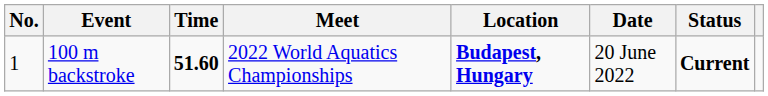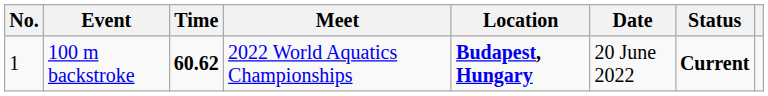(196, 63) 51.60 -> (196, 63) 60.62
